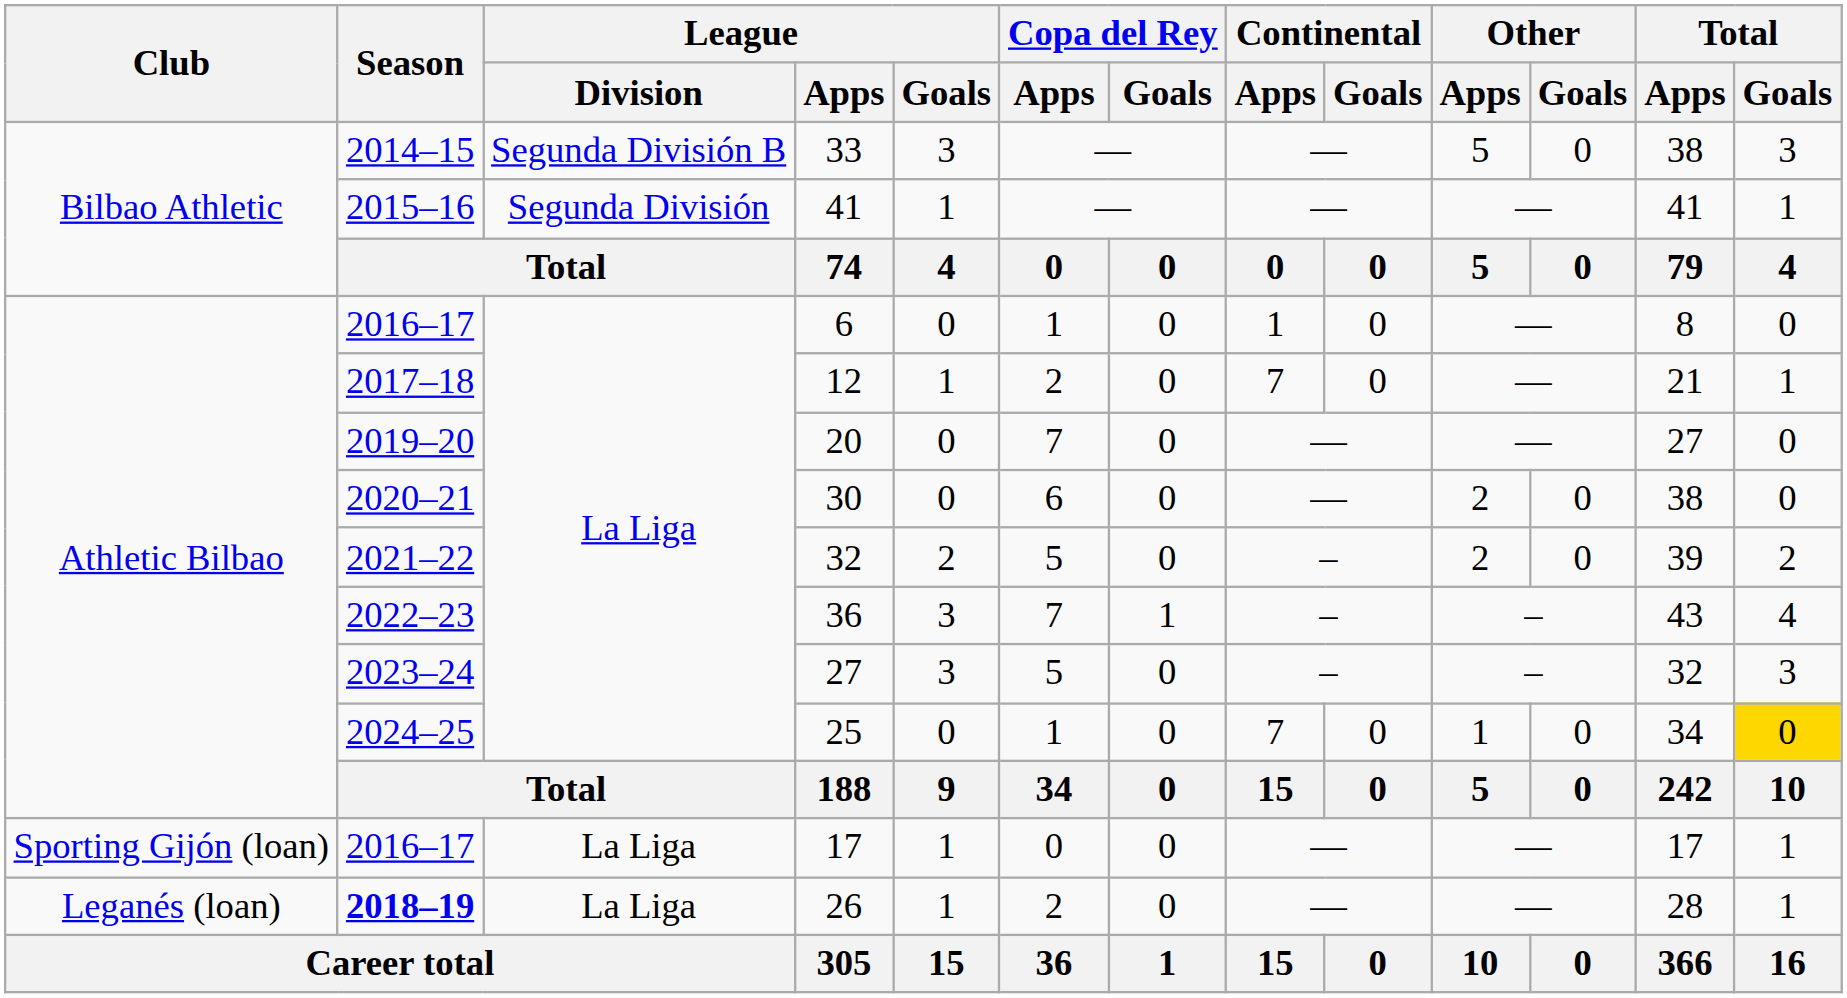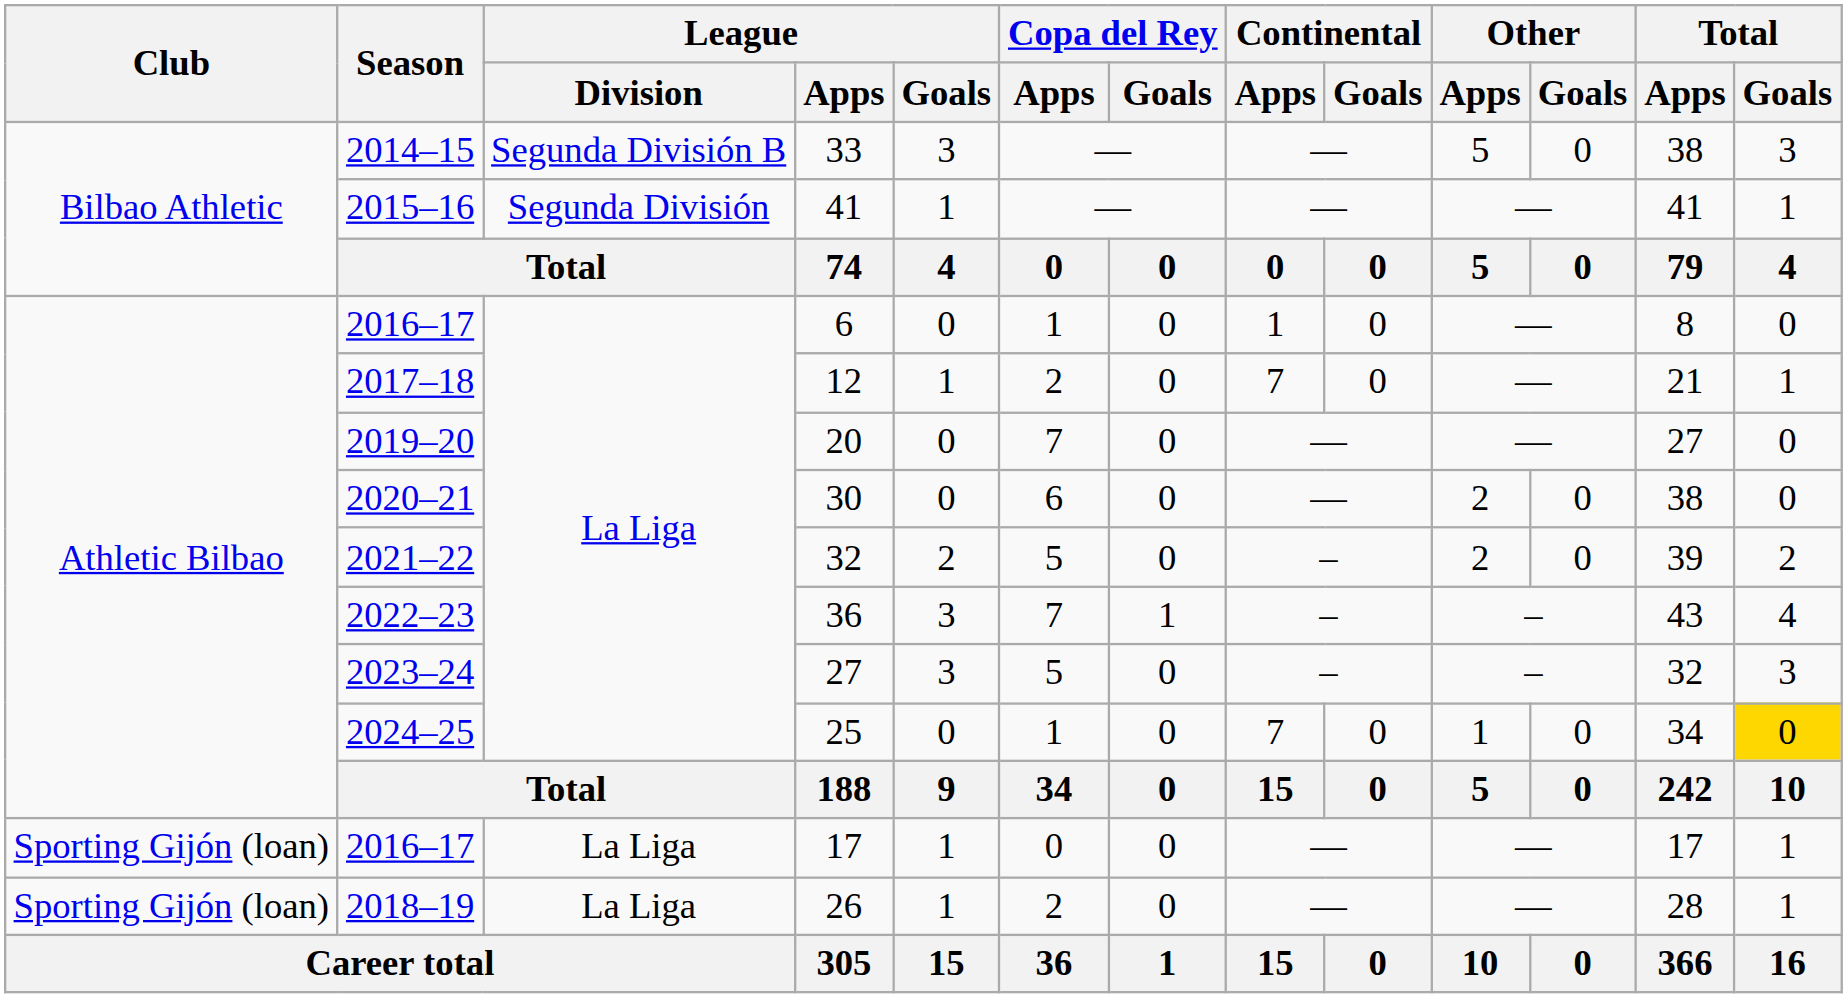(171, 905) Leganés (loan) -> (171, 905) Sporting Gijón (loan)
(410, 905) bold -> (410, 905) normal
